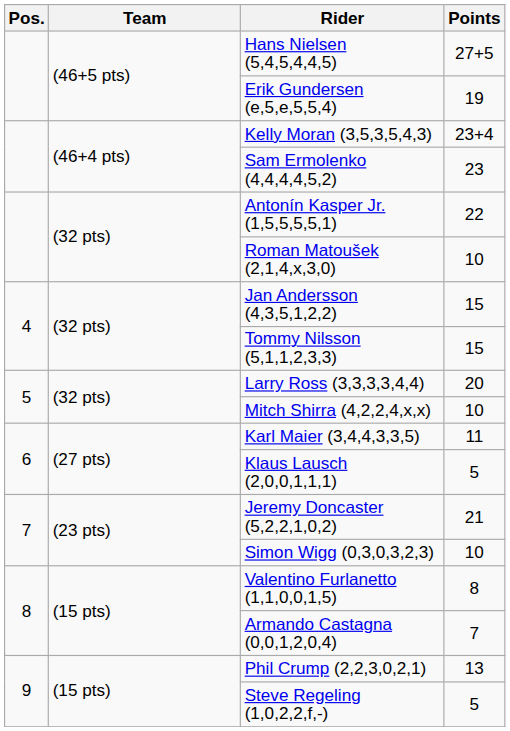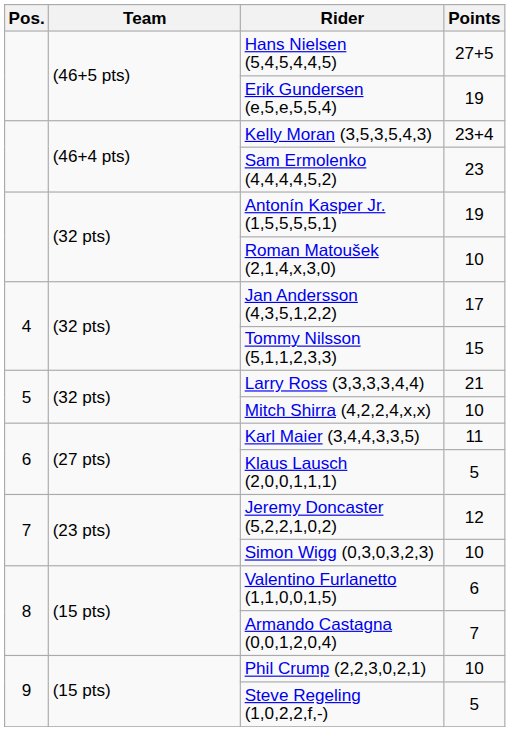(474, 214) 22 -> (474, 214) 19
(474, 303) 15 -> (474, 303) 17
(474, 384) 20 -> (474, 384) 21
(474, 517) 21 -> (474, 517) 12
(474, 588) 8 -> (474, 588) 6
(474, 668) 13 -> (474, 668) 10
